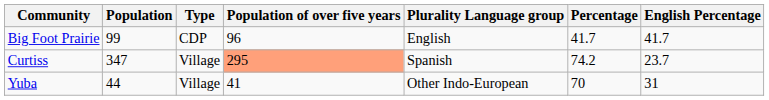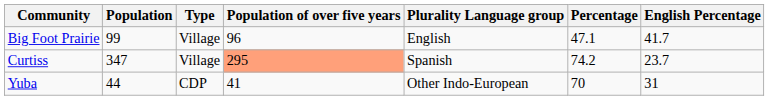(193, 38) CDP -> (200, 38) Village
(583, 38) 41.7 -> (583, 38) 47.1
(200, 83) Village -> (193, 83) CDP
